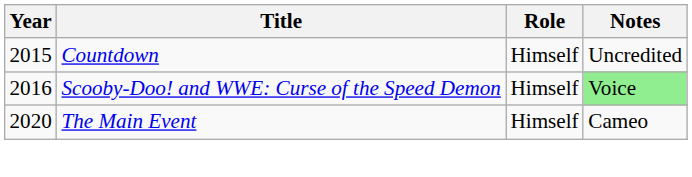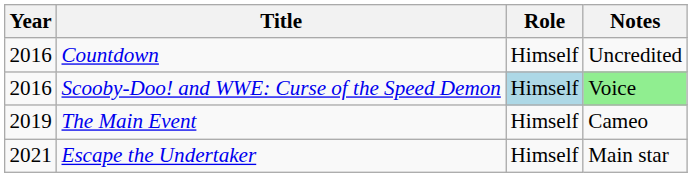(31, 54) 2015 -> (31, 54) 2016
(545, 88) no background -> (545, 88) lightblue background
(31, 121) 2020 -> (31, 121) 2019
+ row: (159, 155)
